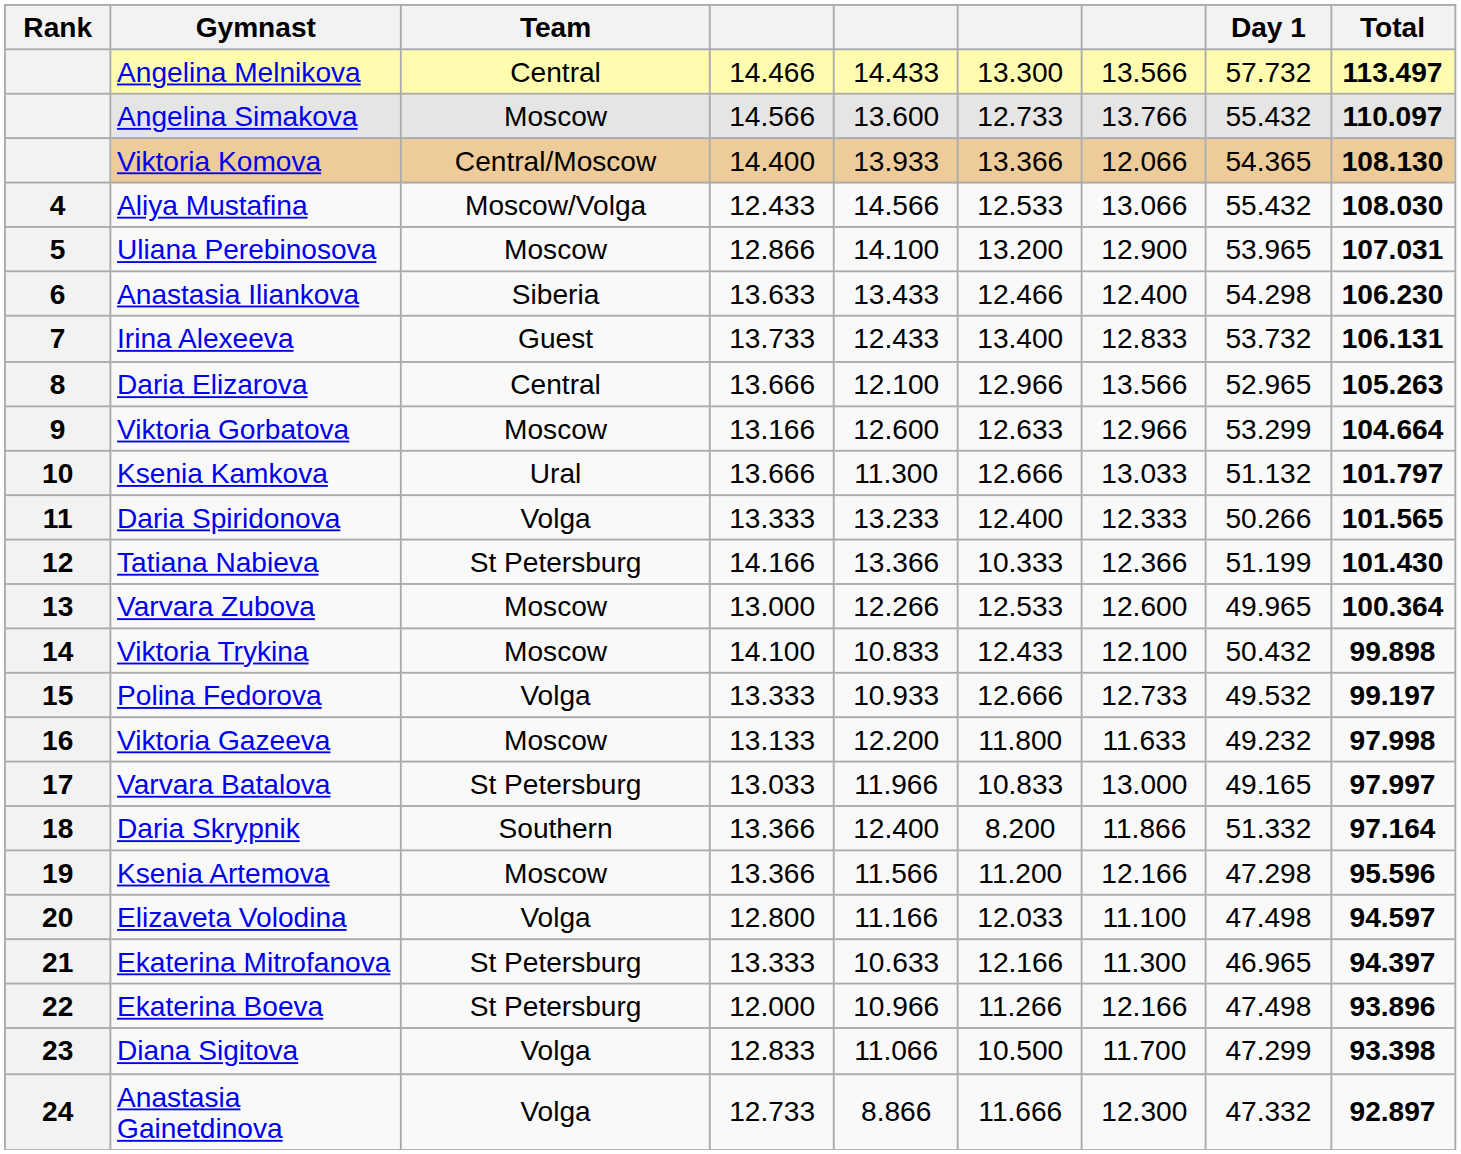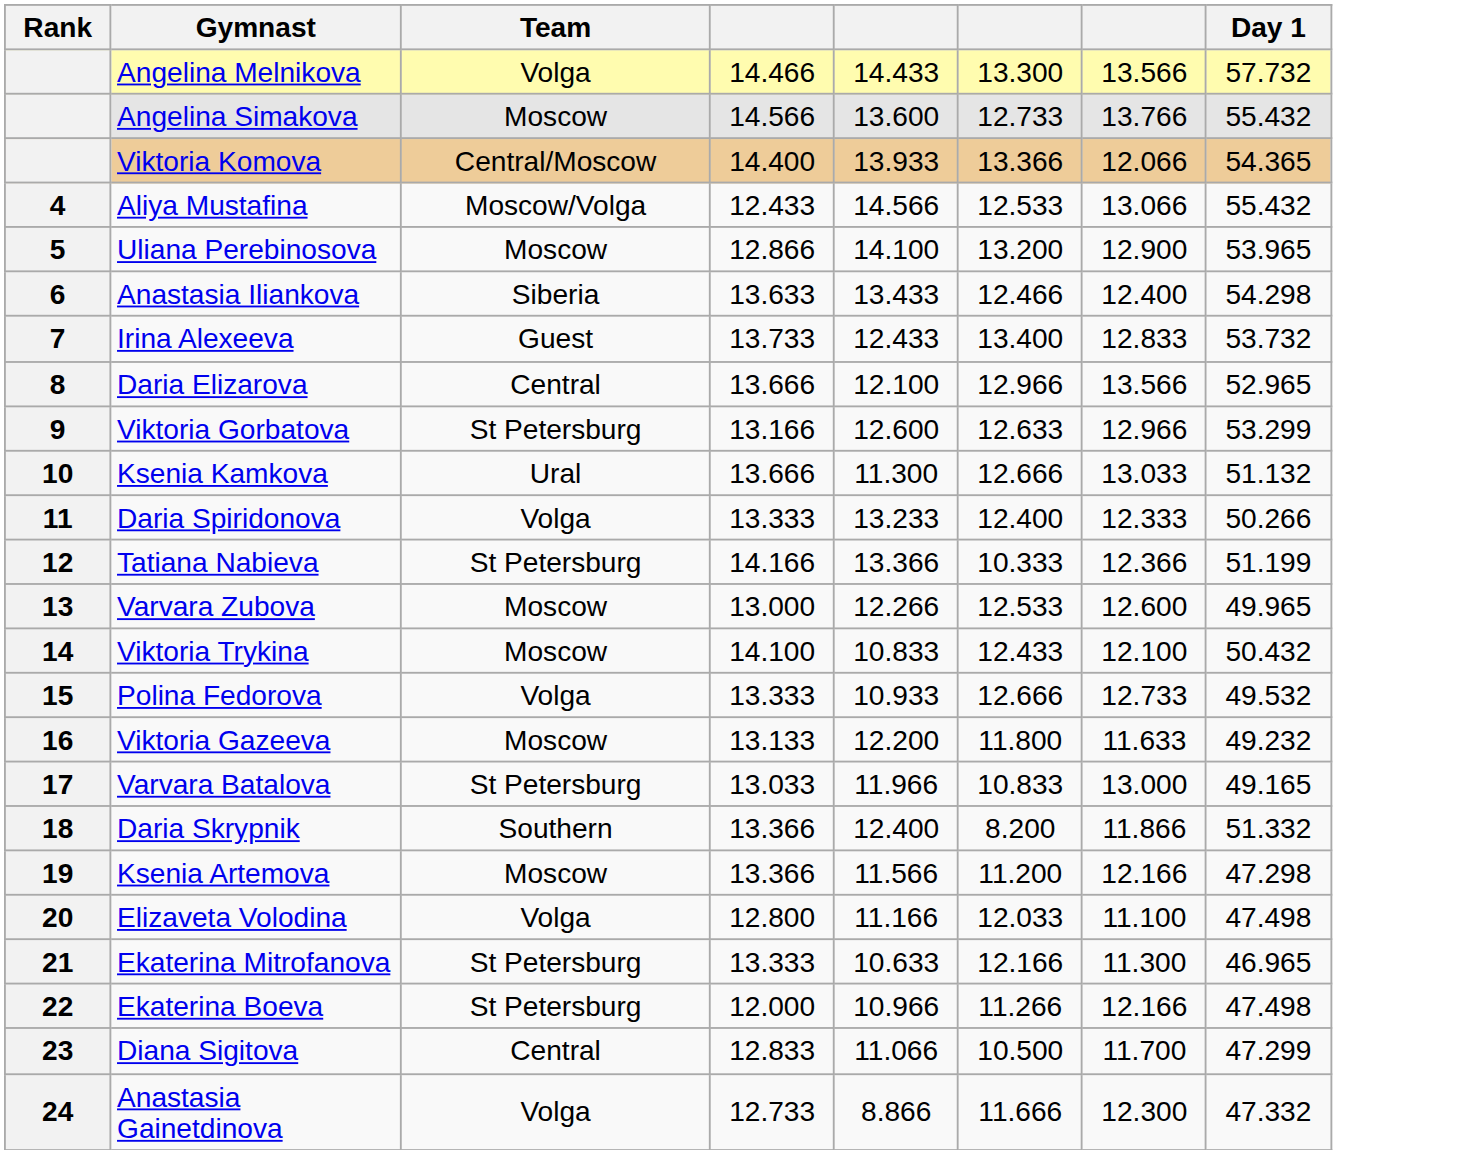- column: (1392, 27)
(556, 72) Central -> (556, 72) Volga
(556, 428) Moscow -> (556, 428) St Petersburg
(556, 1051) Volga -> (556, 1051) Central
